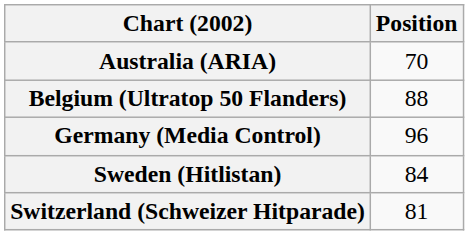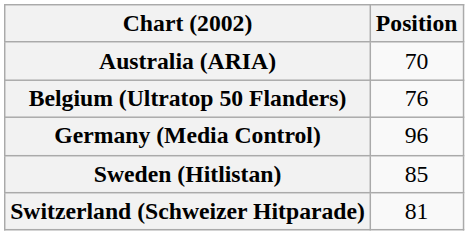(417, 98) 88 -> (417, 98) 76
(417, 173) 84 -> (417, 173) 85
